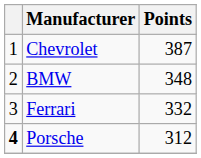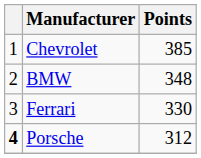(178, 49) 387 -> (178, 49) 385
(178, 109) 332 -> (178, 109) 330
